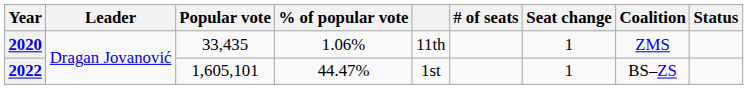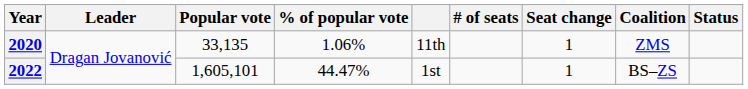(225, 44) 33,435 -> (225, 44) 33,135
